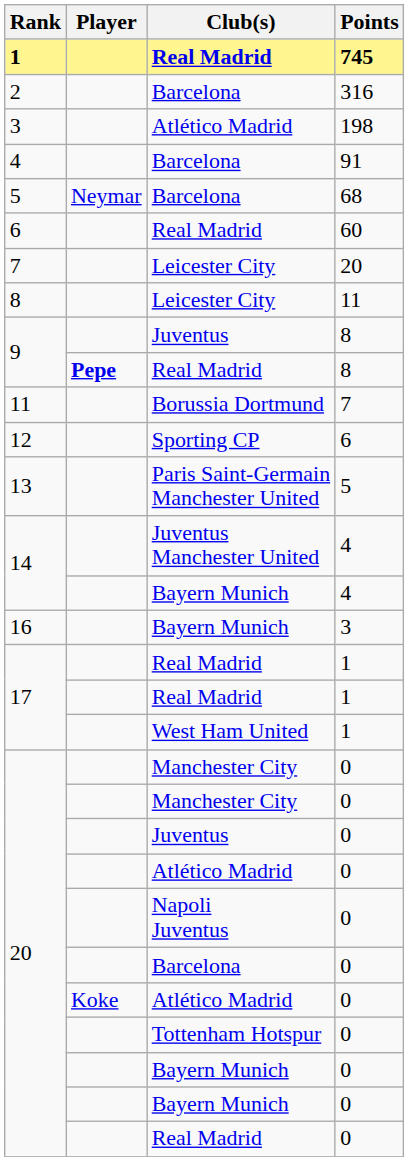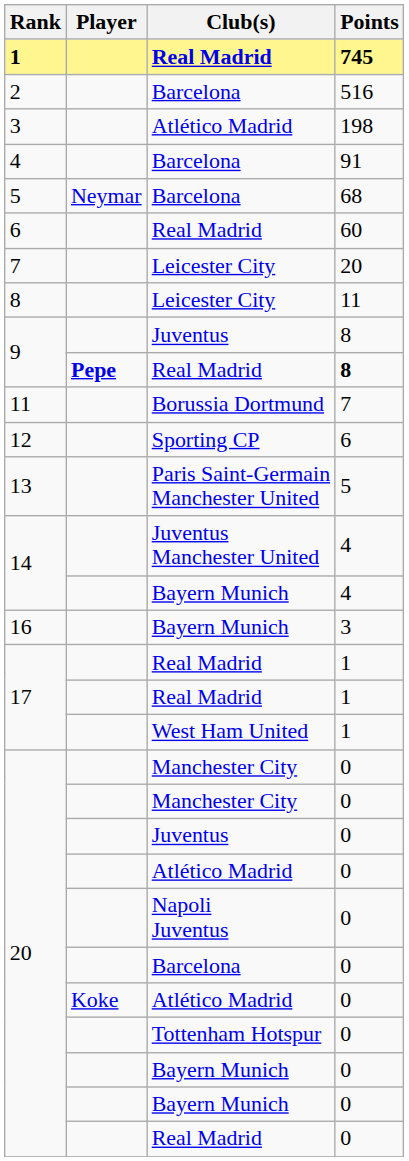(357, 91) 316 -> (357, 91) 516
(346, 369) normal -> (346, 369) bold
